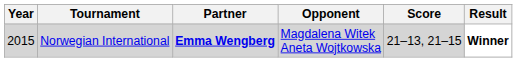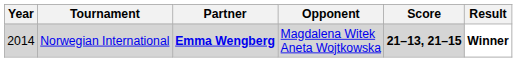(21, 41) 2015 -> (21, 41) 2014
(424, 41) normal -> (424, 41) bold
